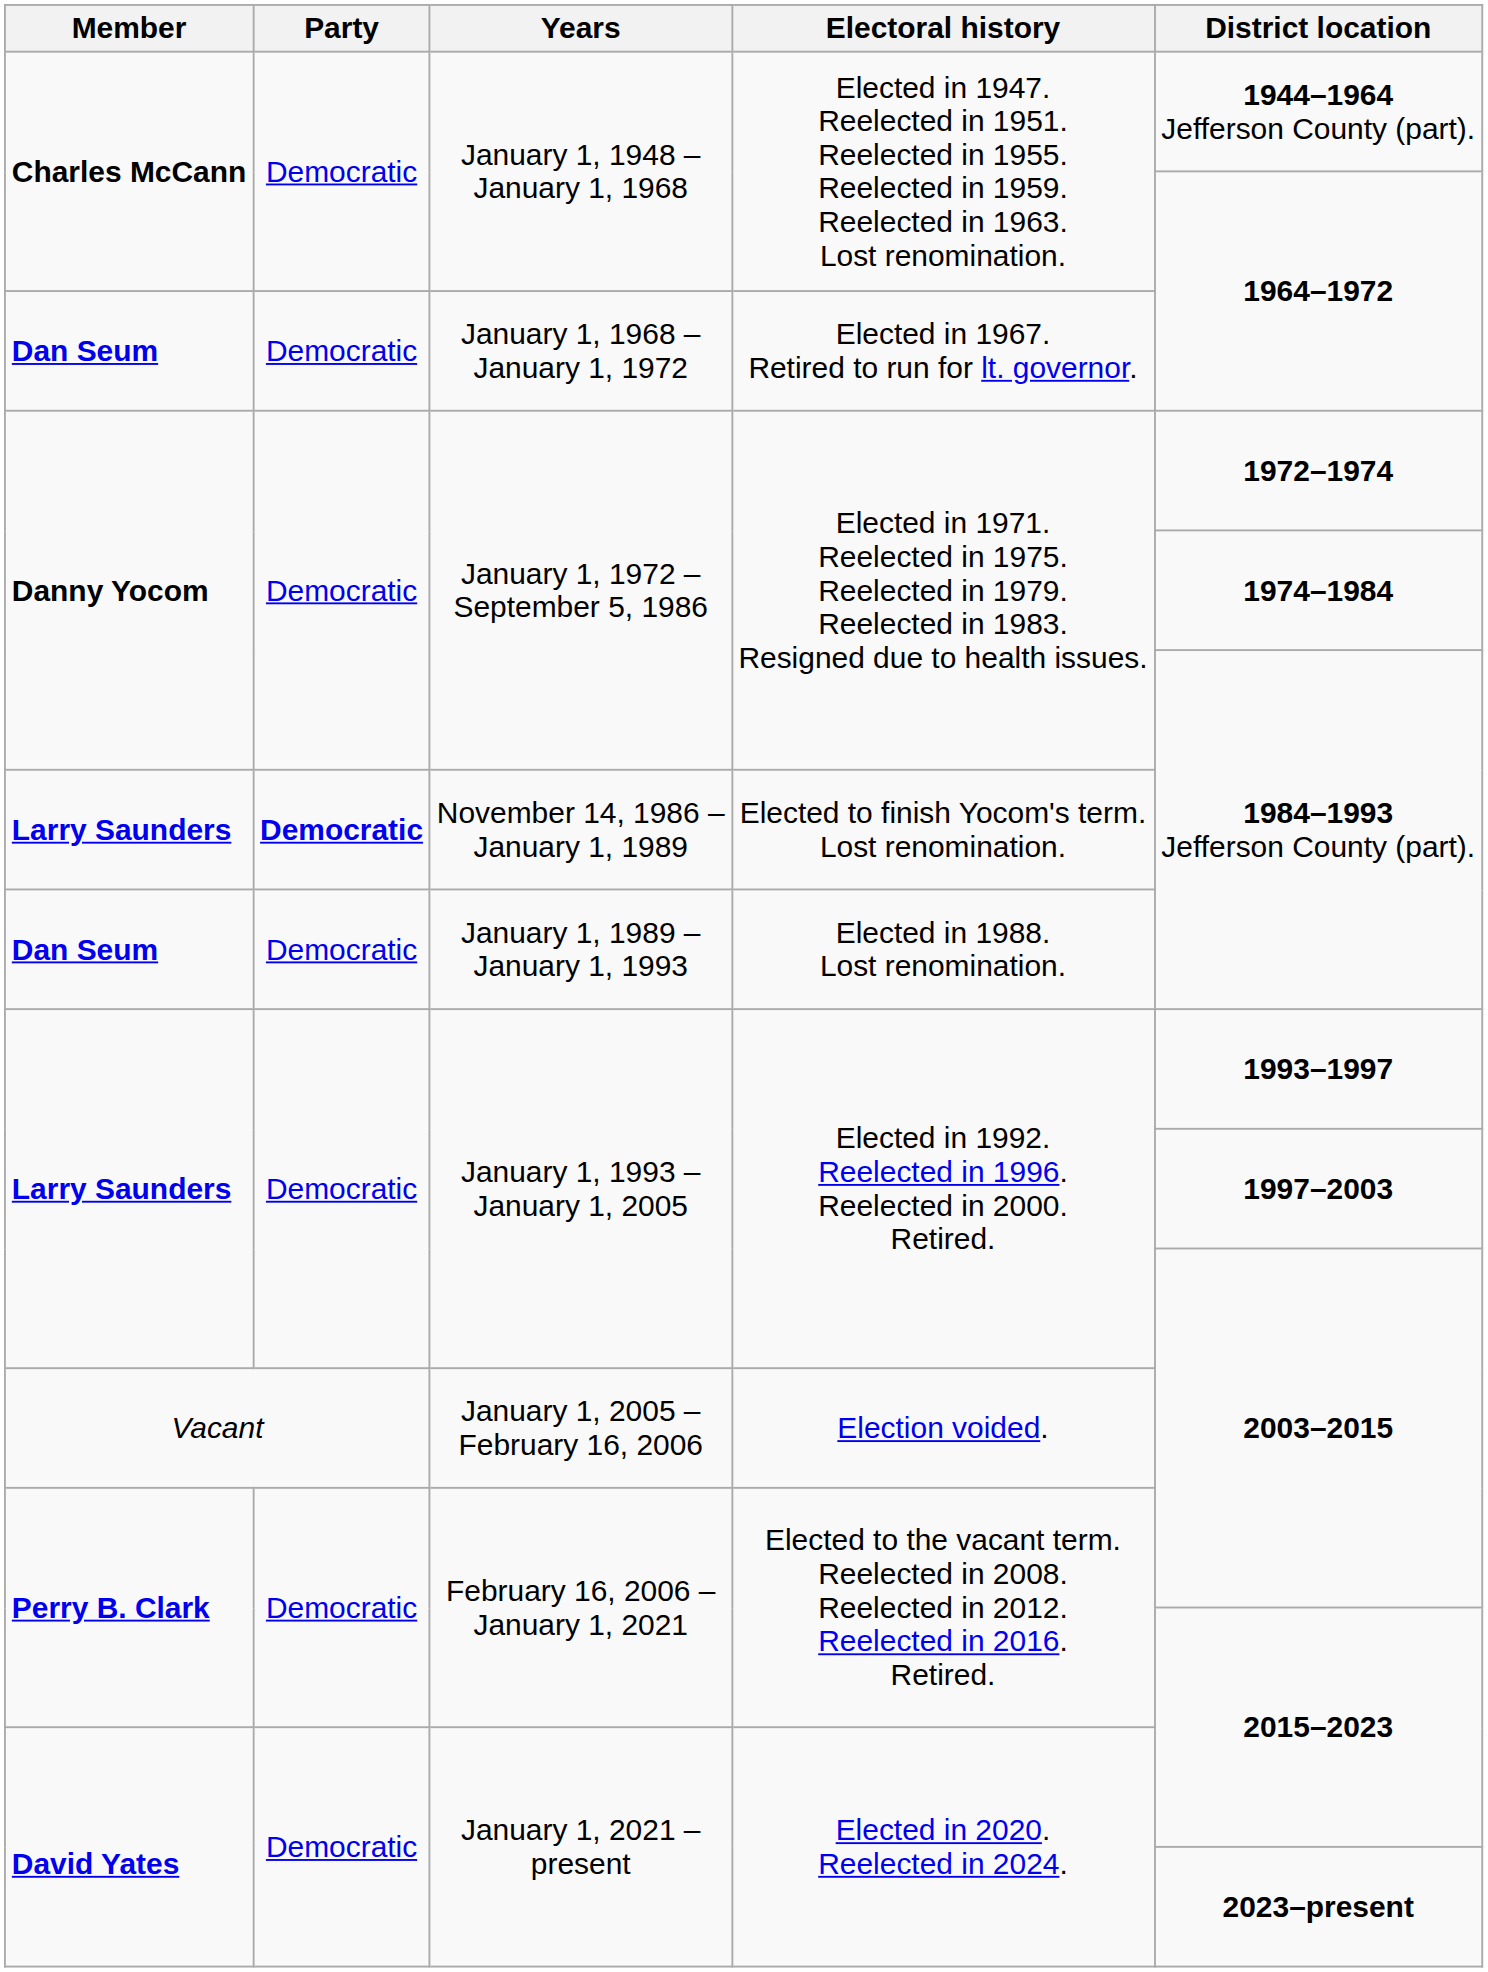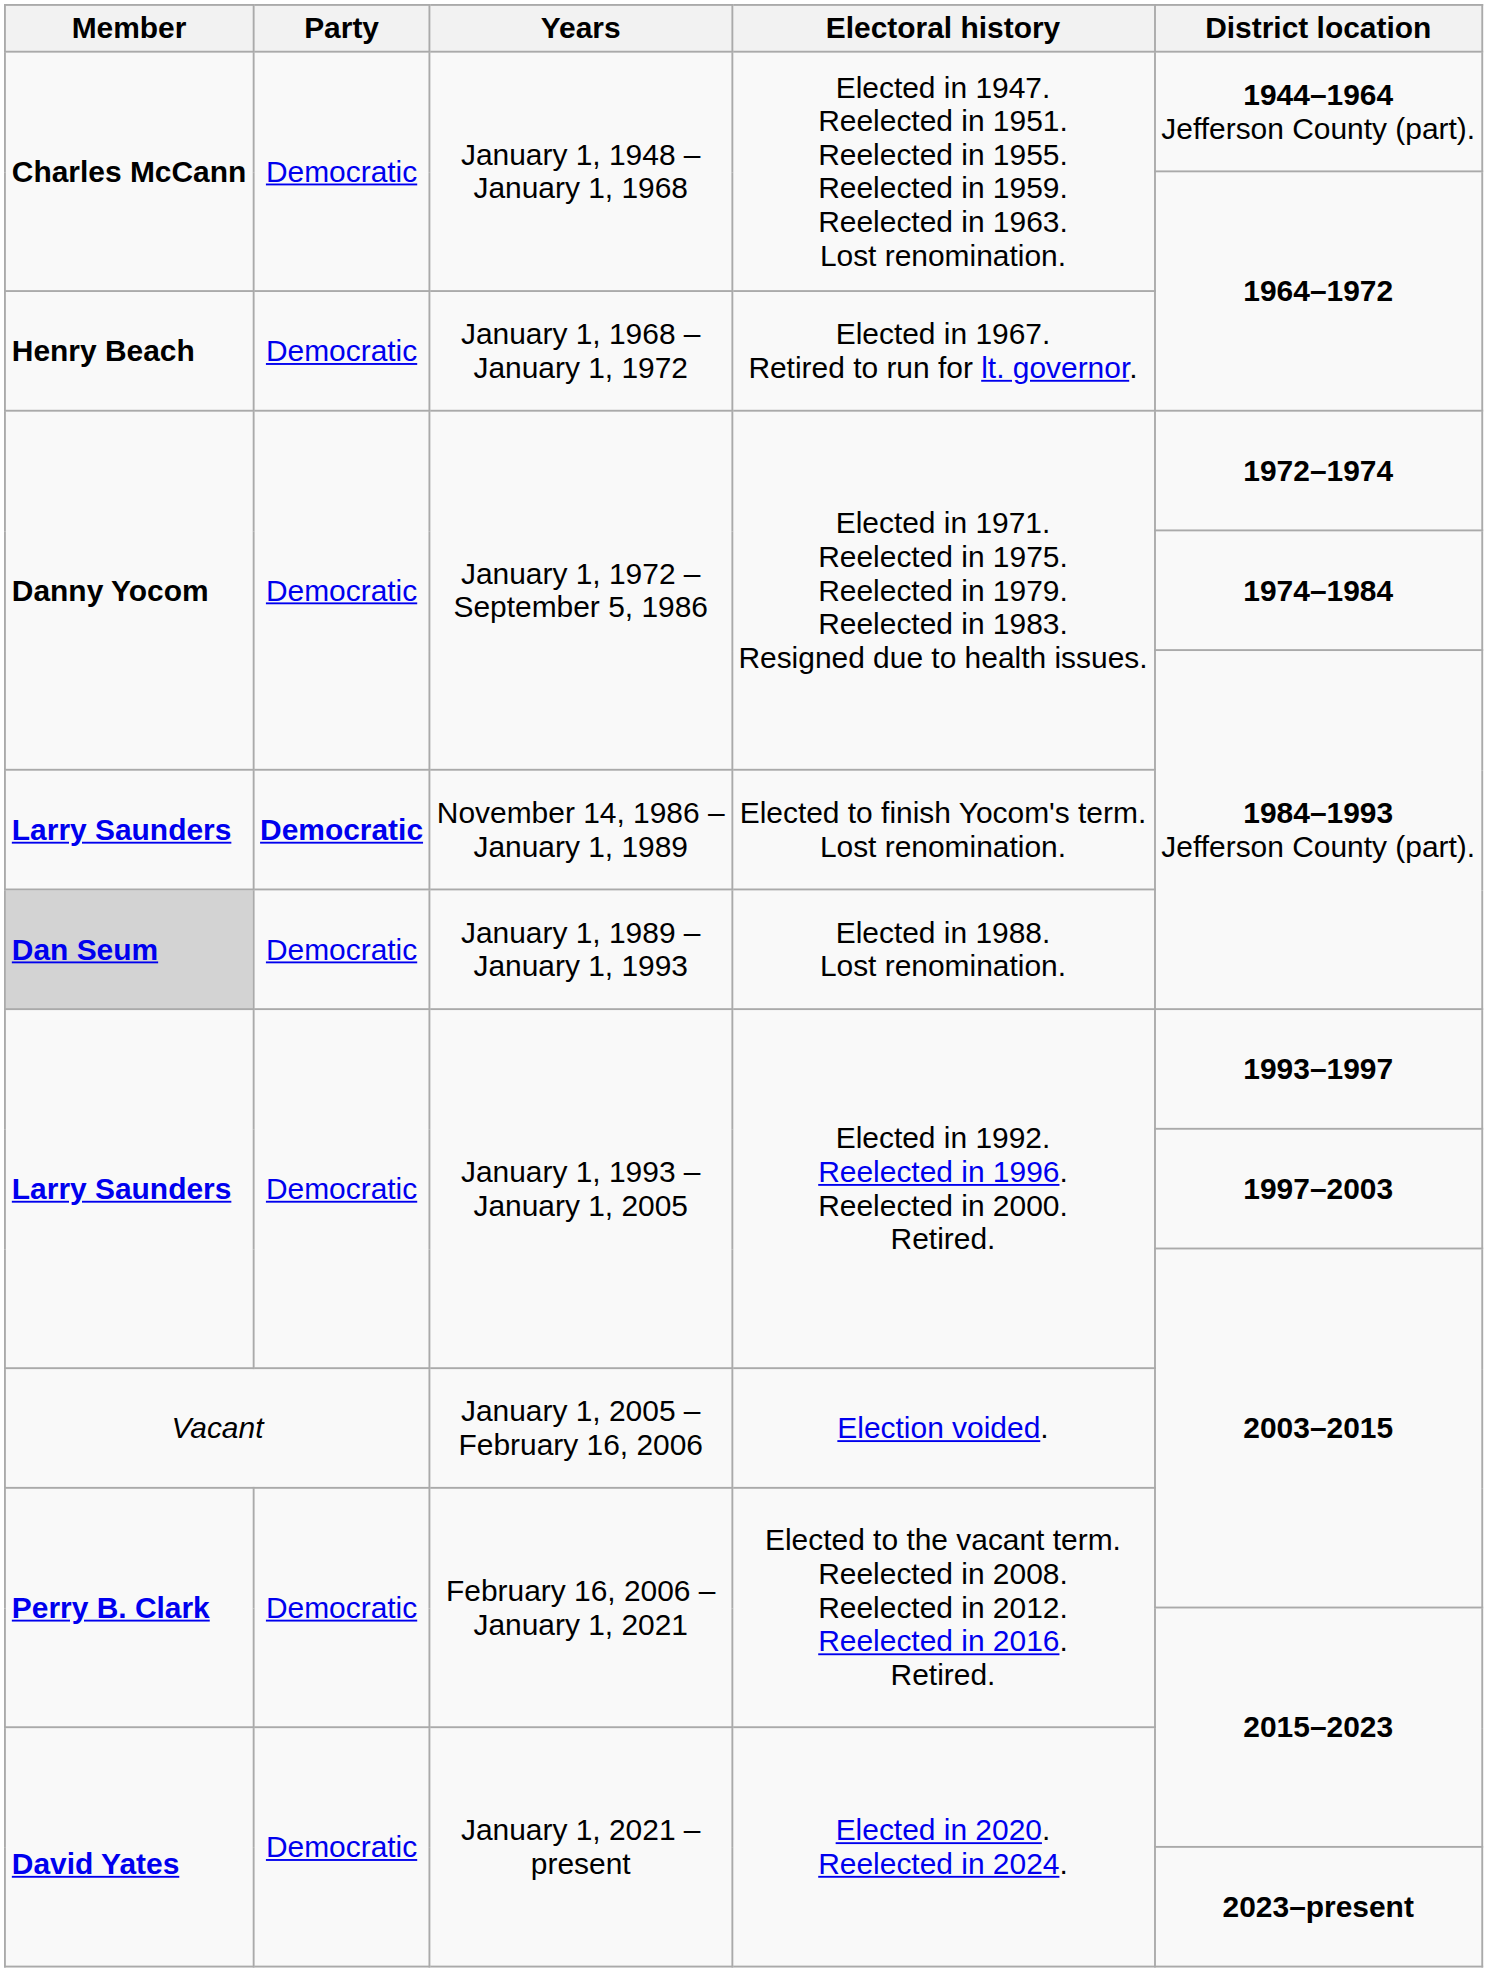(85, 351) Dan Seum -> (103, 351) Henry Beach
(85, 949) no background -> (85, 949) lightgrey background
